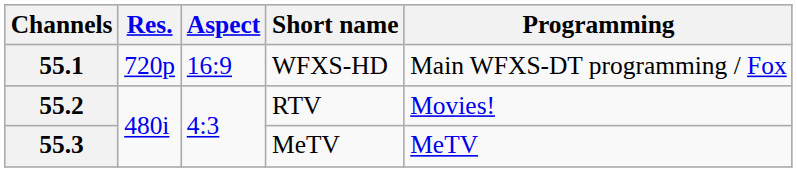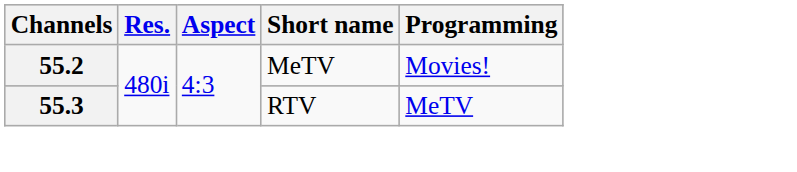- row: (62, 65)
(297, 105) RTV -> (301, 65) MeTV
(306, 145) MeTV -> (292, 105) RTV
